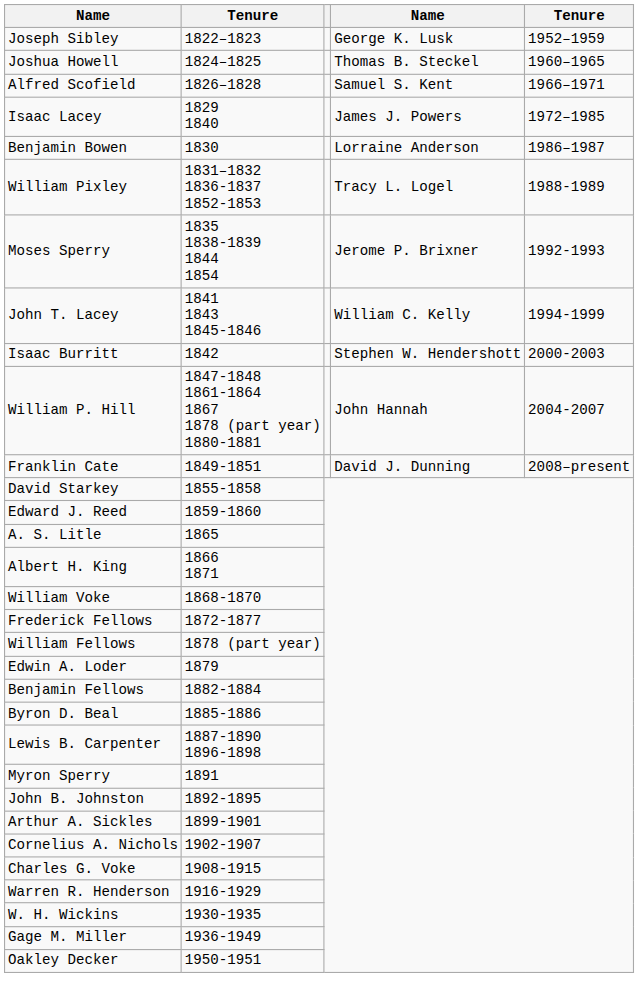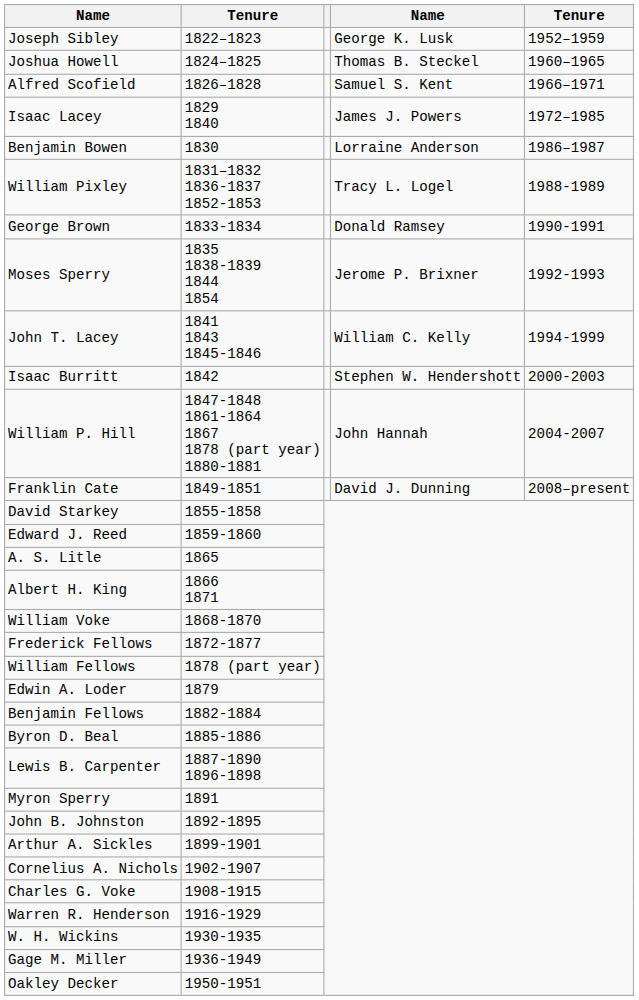+ row: (59, 227)
